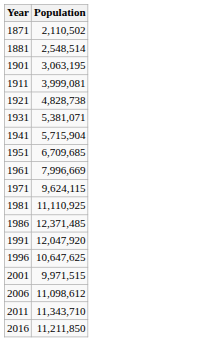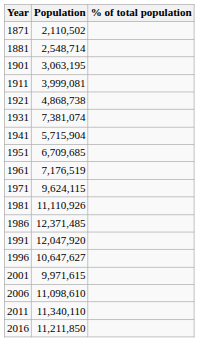+ column: (141, 13)
(64, 48) 2,548,514 -> (64, 48) 2,548,714
(64, 100) 4,828,738 -> (64, 100) 4,868,738
(64, 118) 5,381,071 -> (64, 118) 7,381,074
(64, 170) 7,996,669 -> (64, 170) 7,176,519
(61, 205) 11,110,925 -> (61, 205) 11,110,926
(61, 258) 10,647,625 -> (61, 258) 10,647,627
(64, 275) 9,971,515 -> (64, 275) 9,971,615
(61, 293) 11,098,612 -> (61, 293) 11,098,610
(61, 310) 11,343,710 -> (61, 310) 11,340,110
